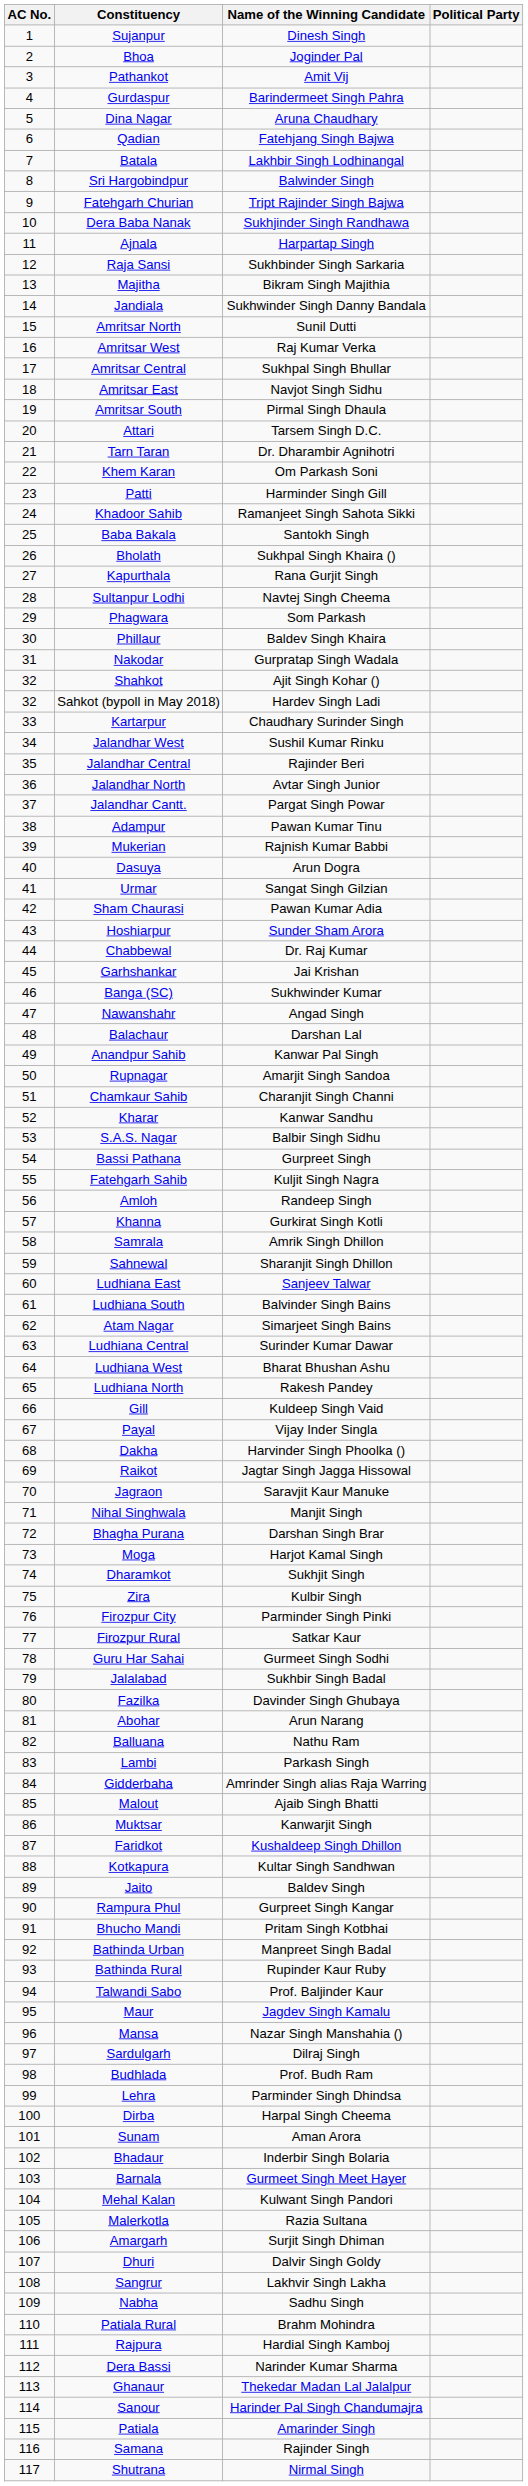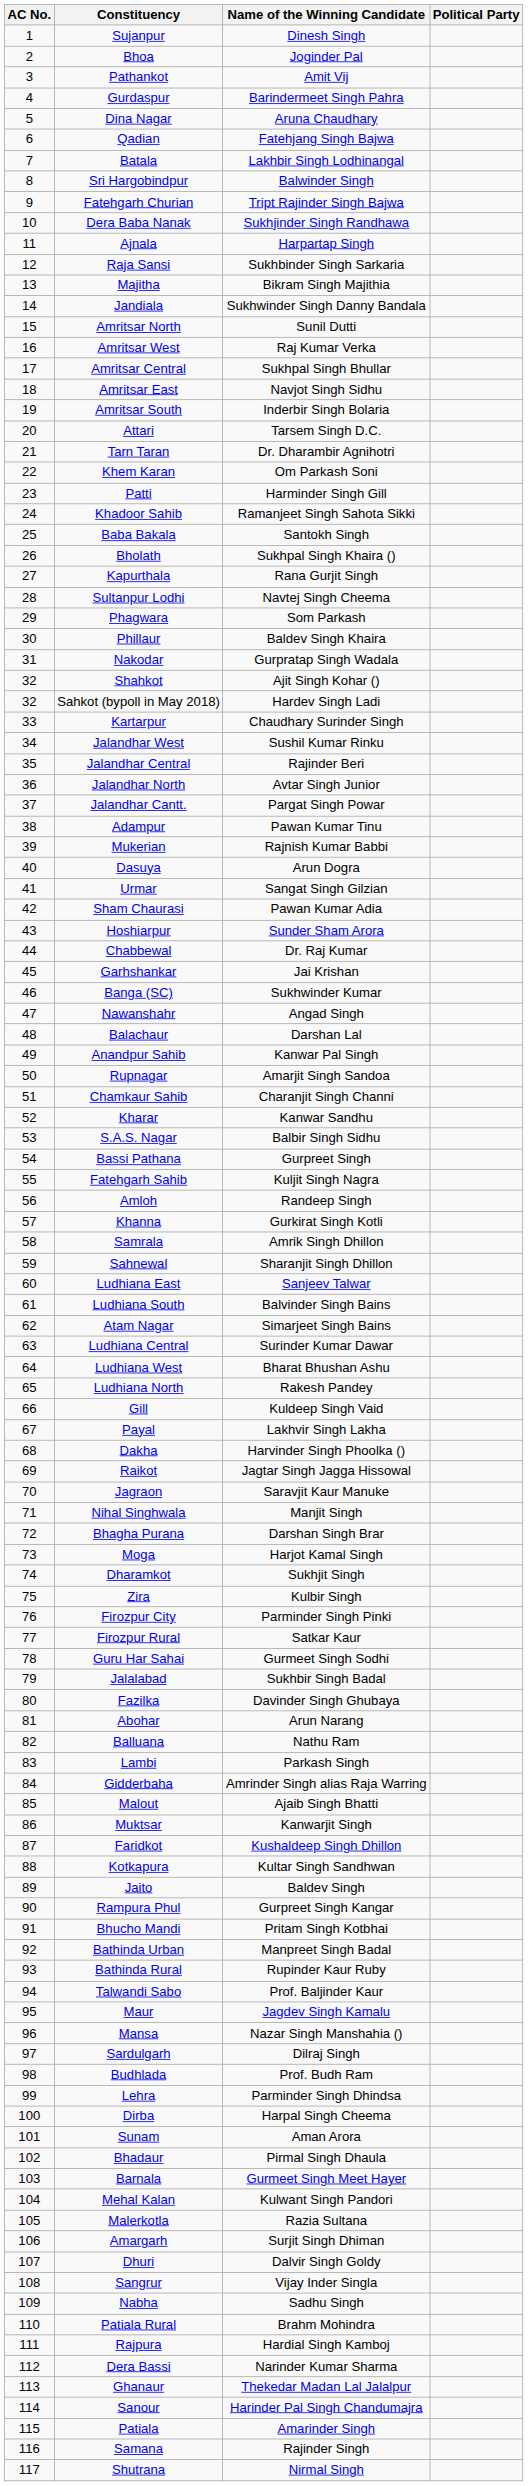(326, 410) Pirmal Singh Dhaula -> (326, 410) Inderbir Singh Bolaria
(326, 1429) Vijay Inder Singla -> (326, 1429) Lakhvir Singh Lakha
(326, 2158) Inderbir Singh Bolaria -> (326, 2158) Pirmal Singh Dhaula
(326, 2282) Lakhvir Singh Lakha -> (326, 2282) Vijay Inder Singla
